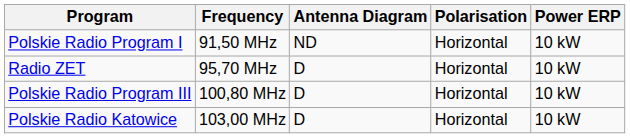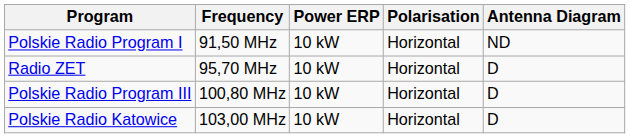columns swapped: (578, 17) <-> (360, 17)
